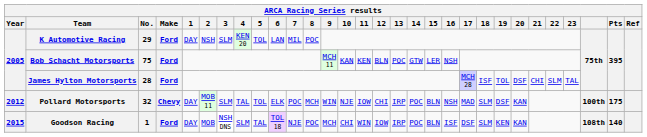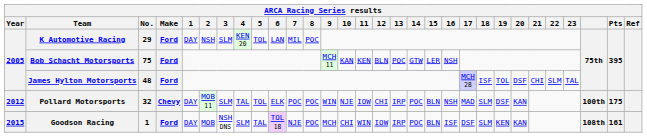(147, 80) 28 -> (147, 80) 48
(312, 101) MCH -> (312, 101) POC
(616, 122) 140 -> (616, 122) 161
